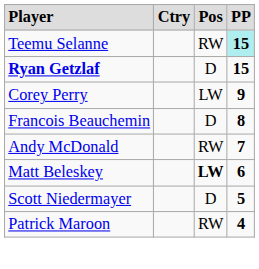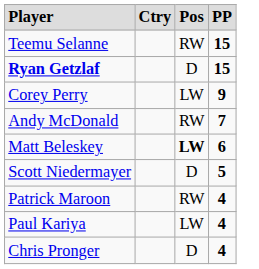(241, 43) paleturquoise background -> (222, 43) no background
- row: (79, 120)
+ row: (47, 224)
+ row: (54, 250)
